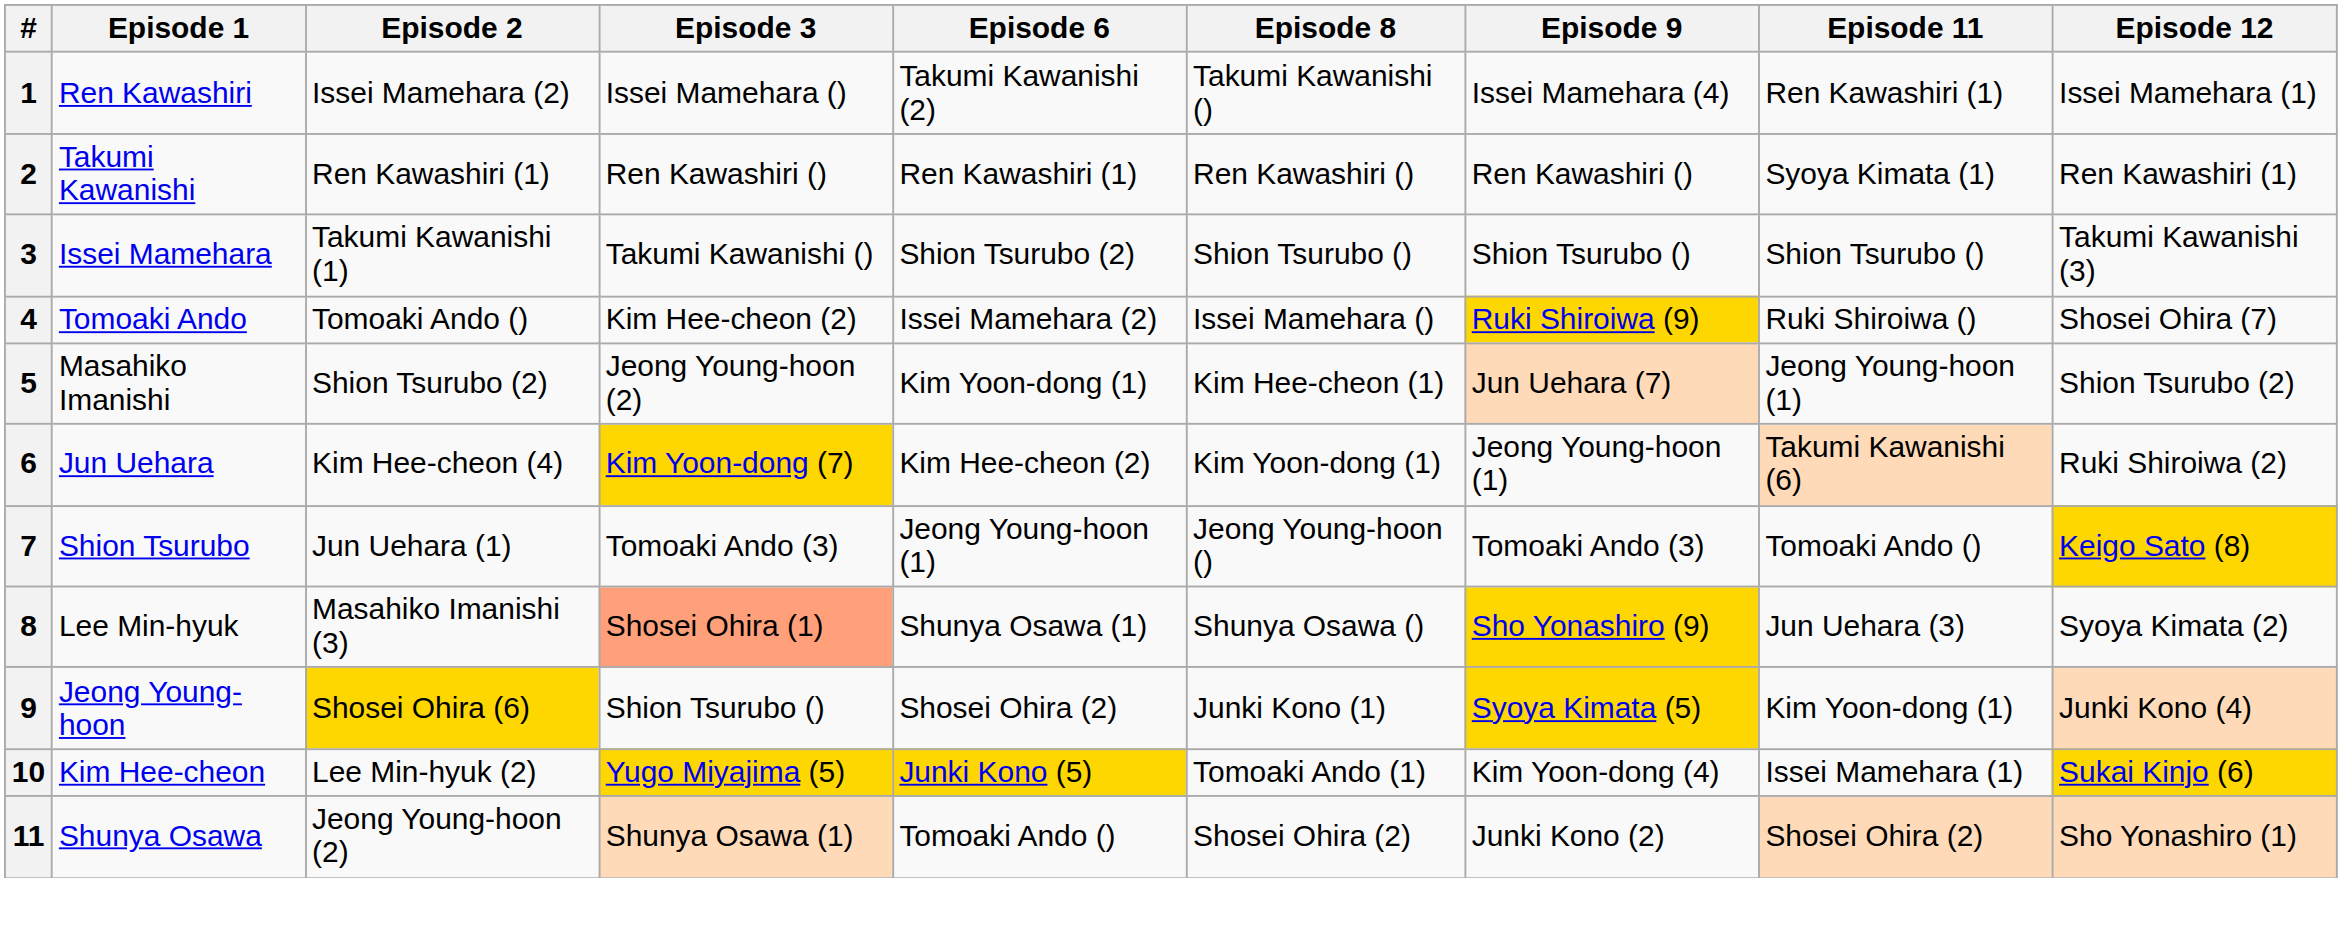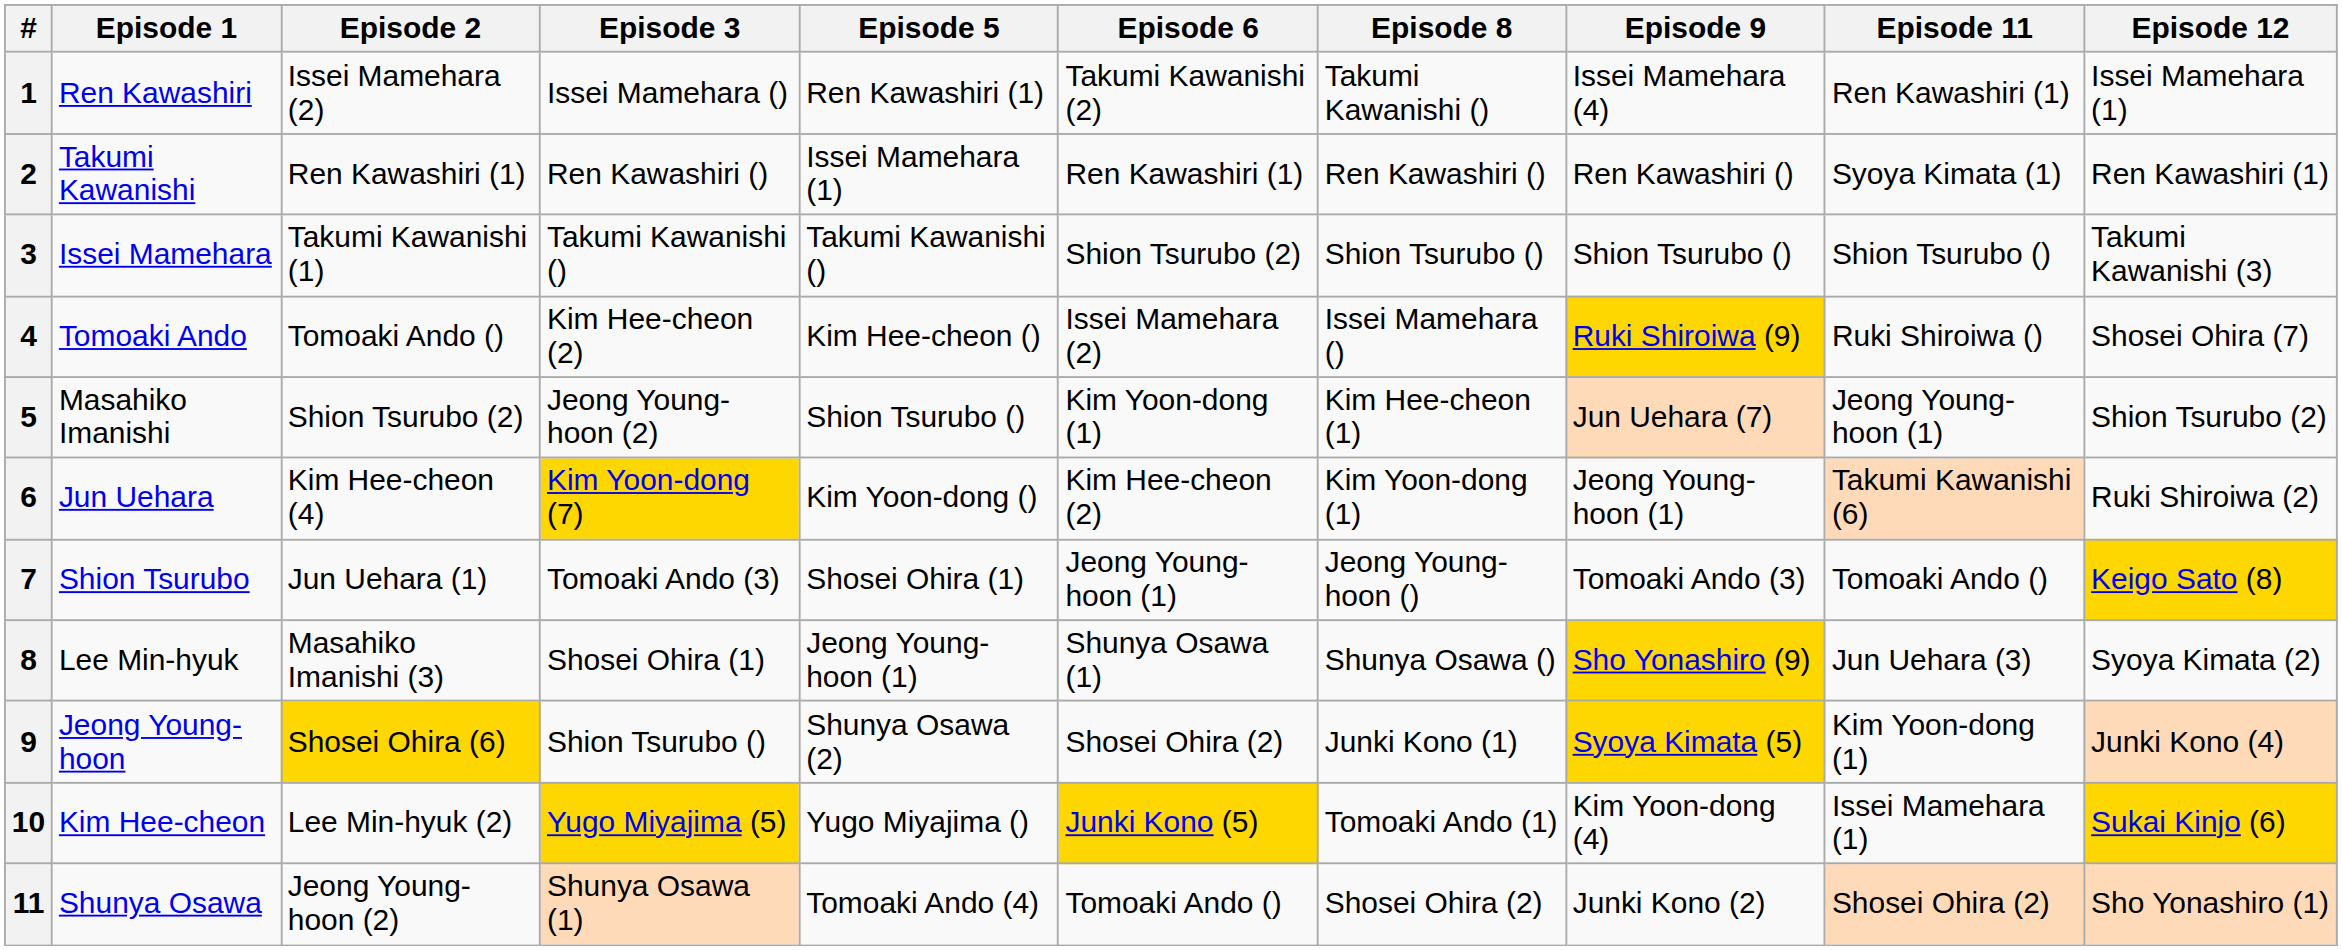+ column: (929, 28)
(715, 626) lightsalmon background -> (656, 660) no background
